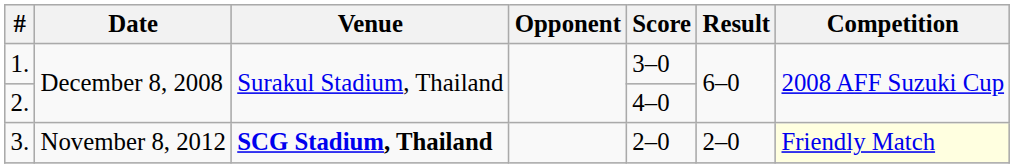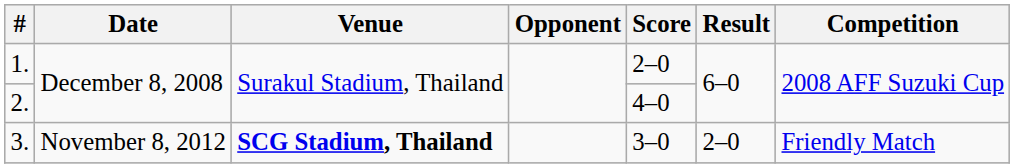(651, 63) 3–0 -> (651, 63) 2–0
(651, 142) 2–0 -> (651, 142) 3–0
(858, 142) lightyellow background -> (858, 142) no background
